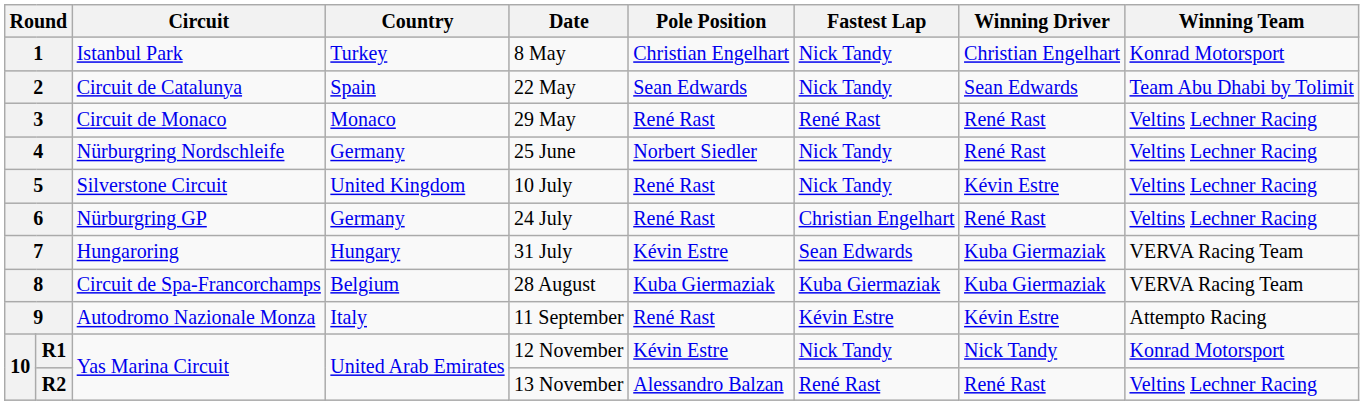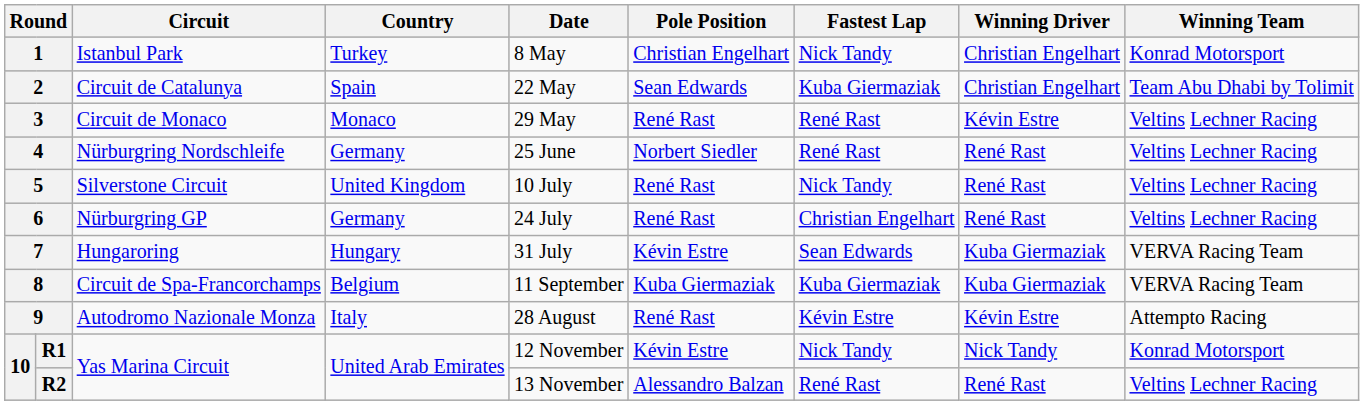(845, 86) Nick Tandy -> (869, 86) Kuba Giermaziak
(1021, 86) Sean Edwards -> (1042, 86) Christian Engelhart
(1005, 119) René Rast -> (1012, 119) Kévin Estre
(845, 152) Nick Tandy -> (839, 152) René Rast
(1012, 185) Kévin Estre -> (1005, 185) René Rast
(555, 284) 28 August -> (569, 284) 11 September
(569, 317) 11 September -> (555, 317) 28 August
